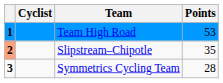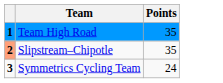- column: (35, 13)
(210, 31) 53 -> (171, 31) 35
(210, 68) 28 -> (171, 68) 24
